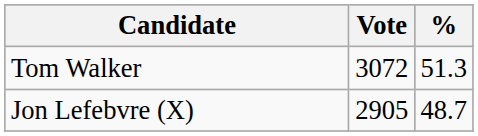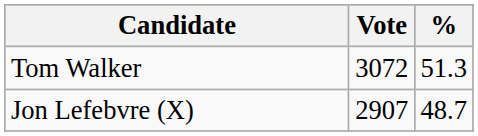(382, 109) 2905 -> (382, 109) 2907
